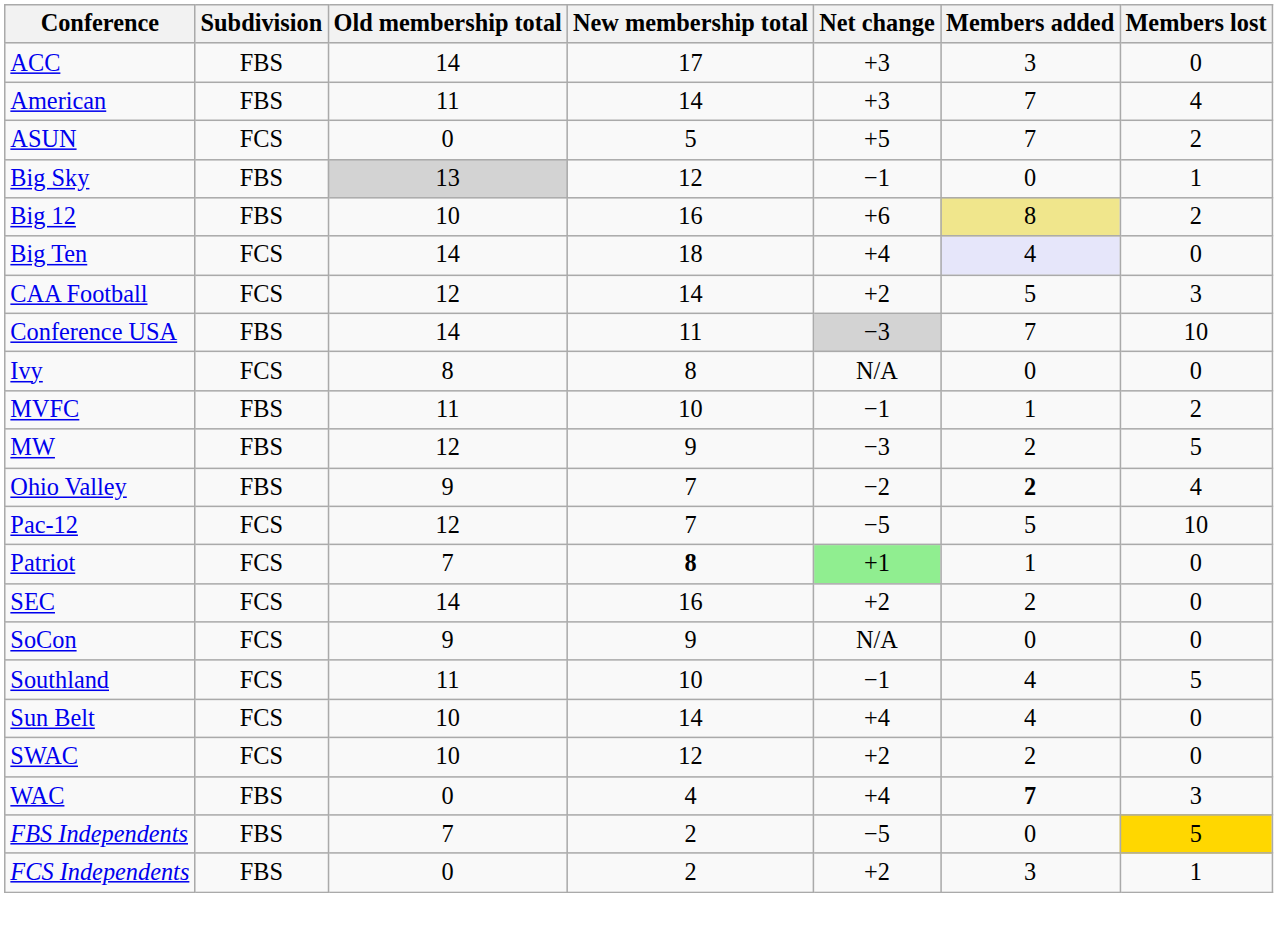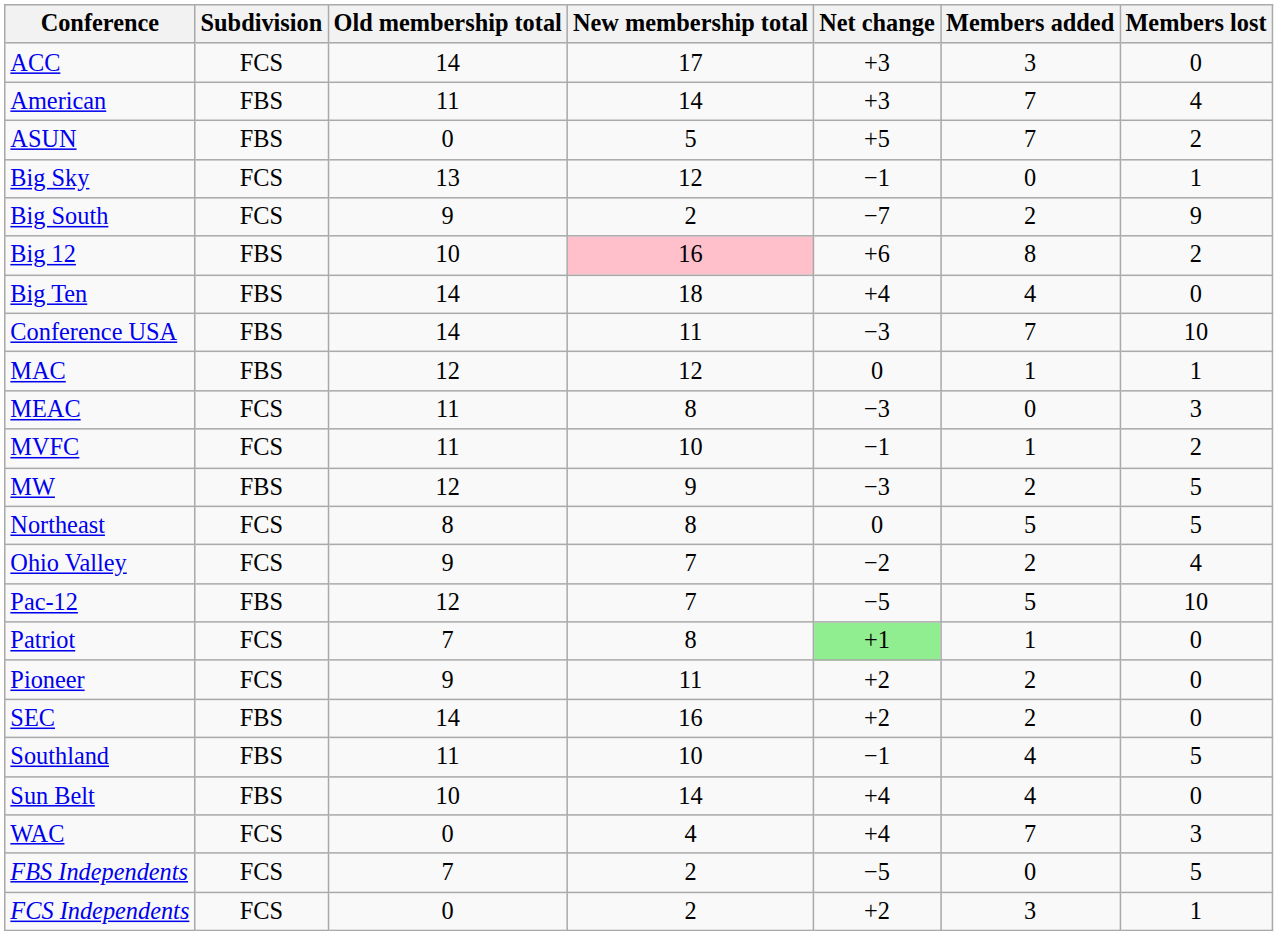(261, 62) FBS -> (261, 62) FCS
(261, 139) FCS -> (261, 139) FBS
(261, 178) FBS -> (261, 178) FCS
(448, 178) lightgrey background -> (448, 178) no background
+ row: (59, 216)
(691, 216) no background -> (691, 255) pink background
(1030, 216) khaki background -> (1030, 255) no background
(261, 255) FCS -> (261, 293) FBS
(1030, 255) lavender background -> (1030, 293) no background
- row: (79, 293)
(877, 332) lightgrey background -> (877, 332) no background
- row: (27, 370)
+ row: (38, 370)
+ row: (46, 409)
(261, 409) FBS -> (261, 448) FCS
+ row: (58, 525)
(261, 486) FBS -> (261, 563) FCS
(1030, 486) bold -> (1030, 563) normal
(261, 525) FCS -> (261, 602) FBS
(691, 563) bold -> (691, 640) normal
+ row: (48, 679)
(261, 602) FCS -> (261, 718) FBS
- row: (43, 640)
(261, 679) FCS -> (261, 756) FBS
(261, 718) FCS -> (261, 795) FBS
- row: (44, 756)
(261, 795) FBS -> (261, 833) FCS
(1030, 795) bold -> (1030, 833) normal
(261, 833) FBS -> (261, 872) FCS
(1196, 833) gold background -> (1196, 872) no background
(261, 872) FBS -> (261, 910) FCS
